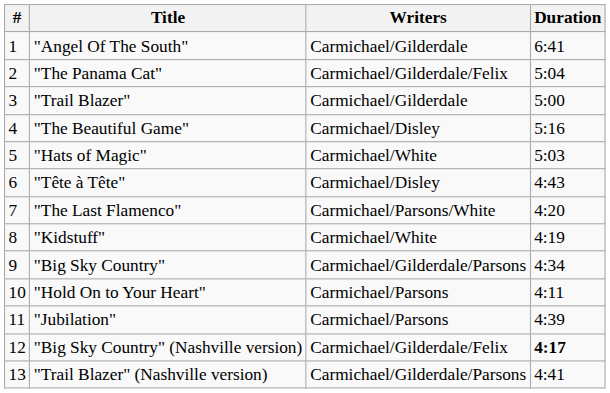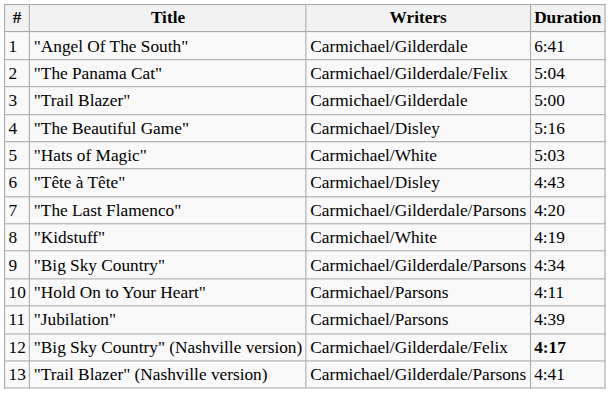(403, 210) Carmichael/Parsons/White -> (418, 210) Carmichael/Gilderdale/Parsons
